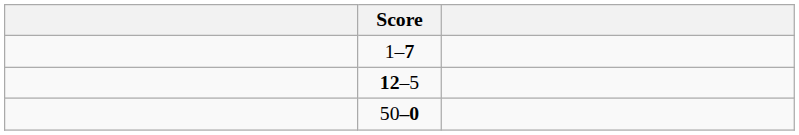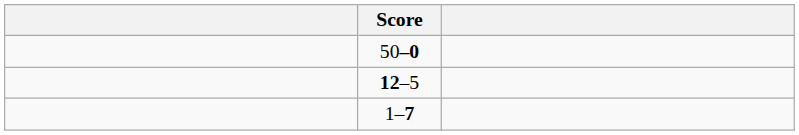rows swapped: (400, 51) <-> (400, 113)
